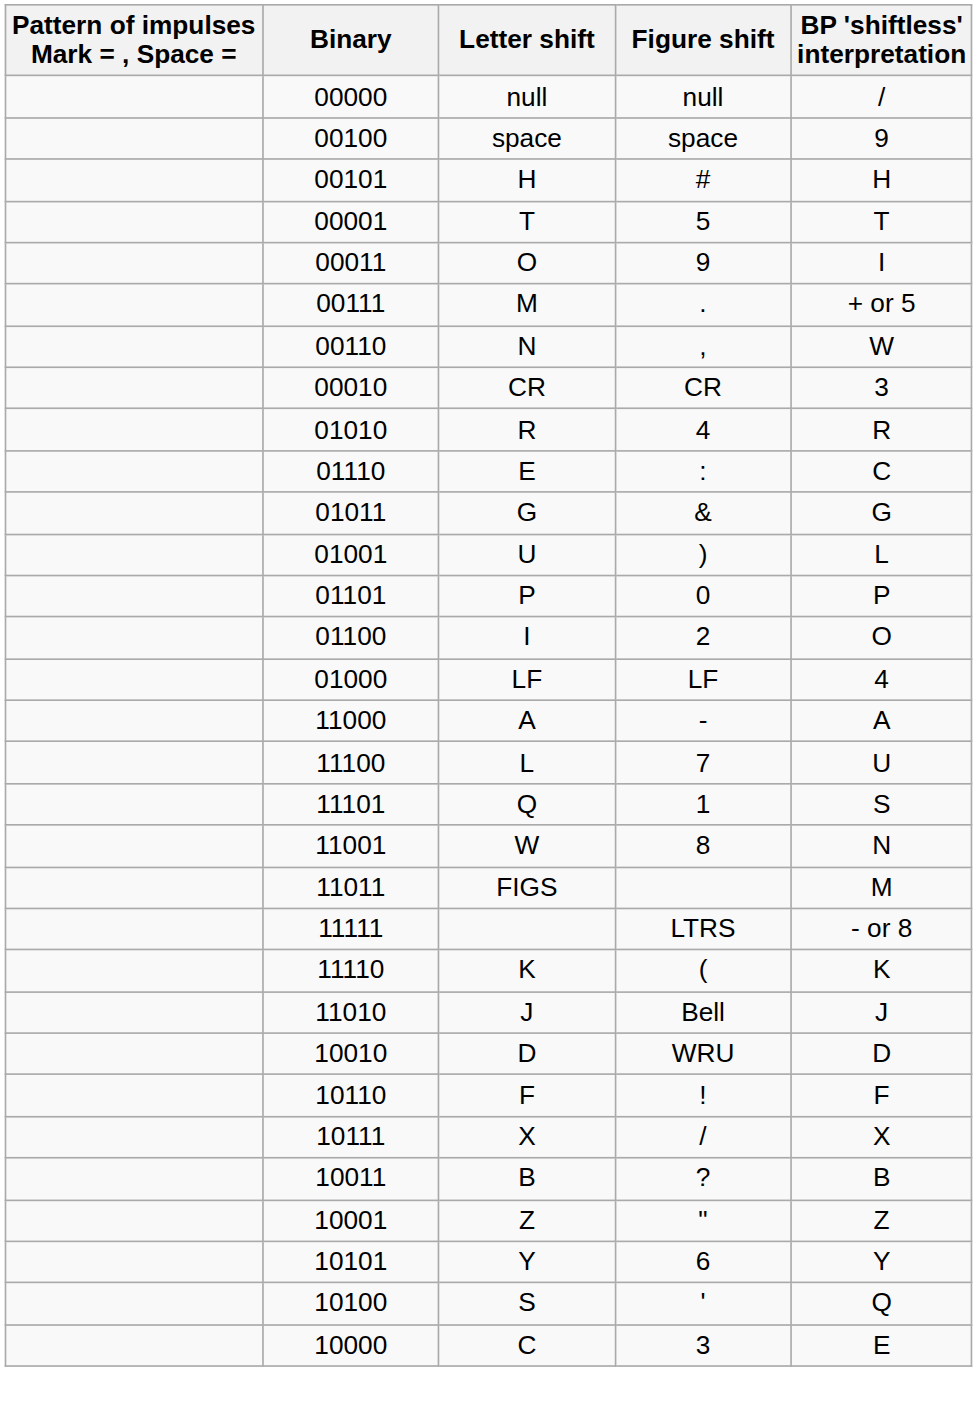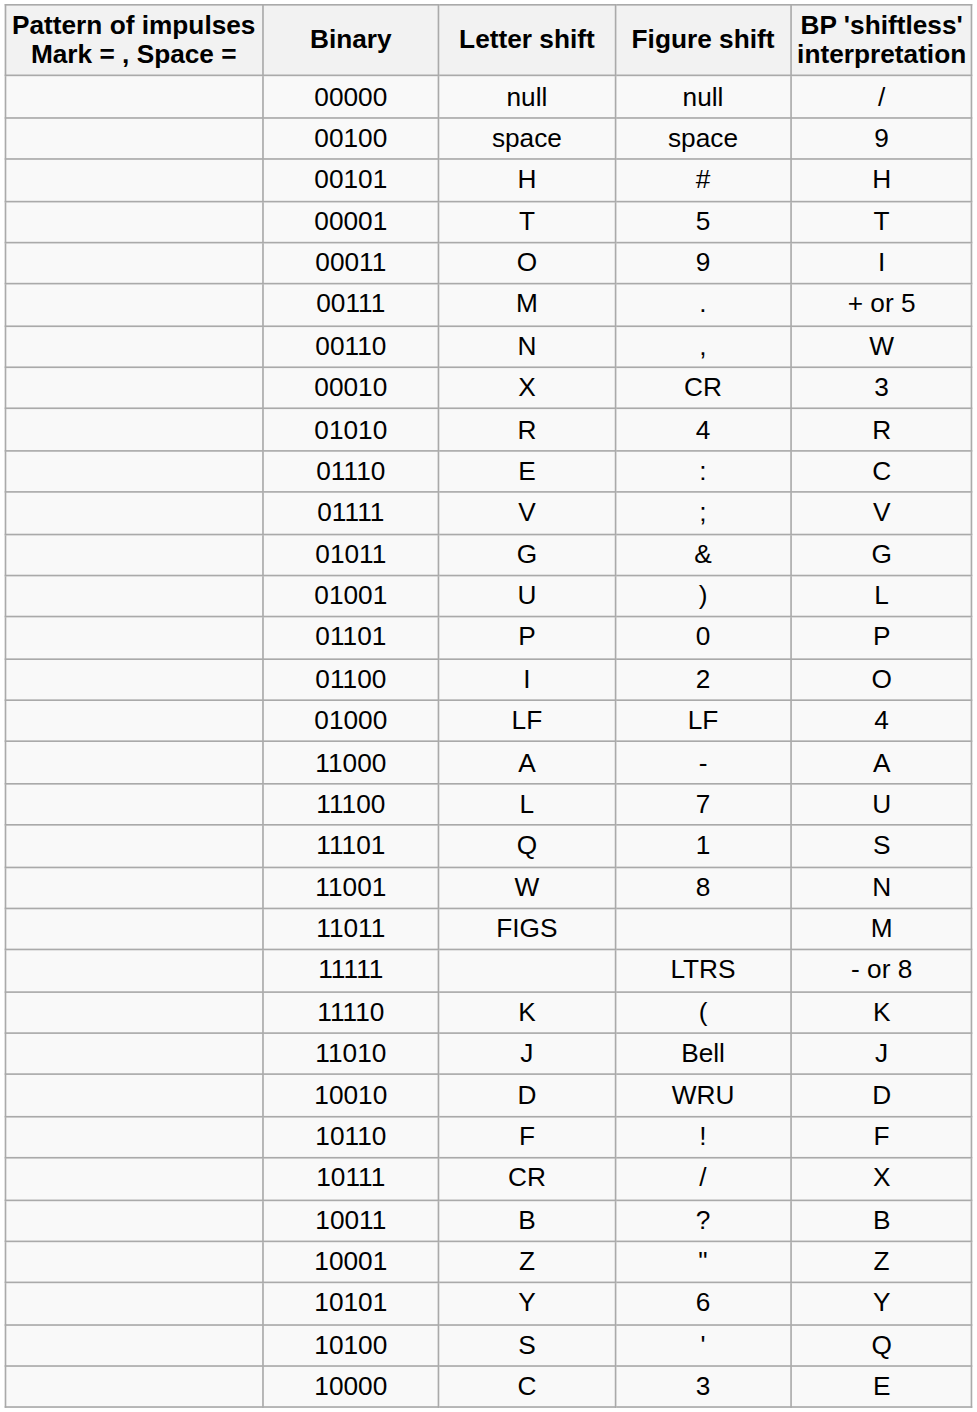(527, 387) CR -> (527, 387) X
+ row: (351, 512)
(527, 1136) X -> (527, 1178) CR
